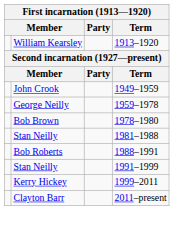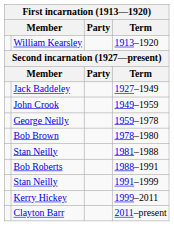+ row: (42, 89)
